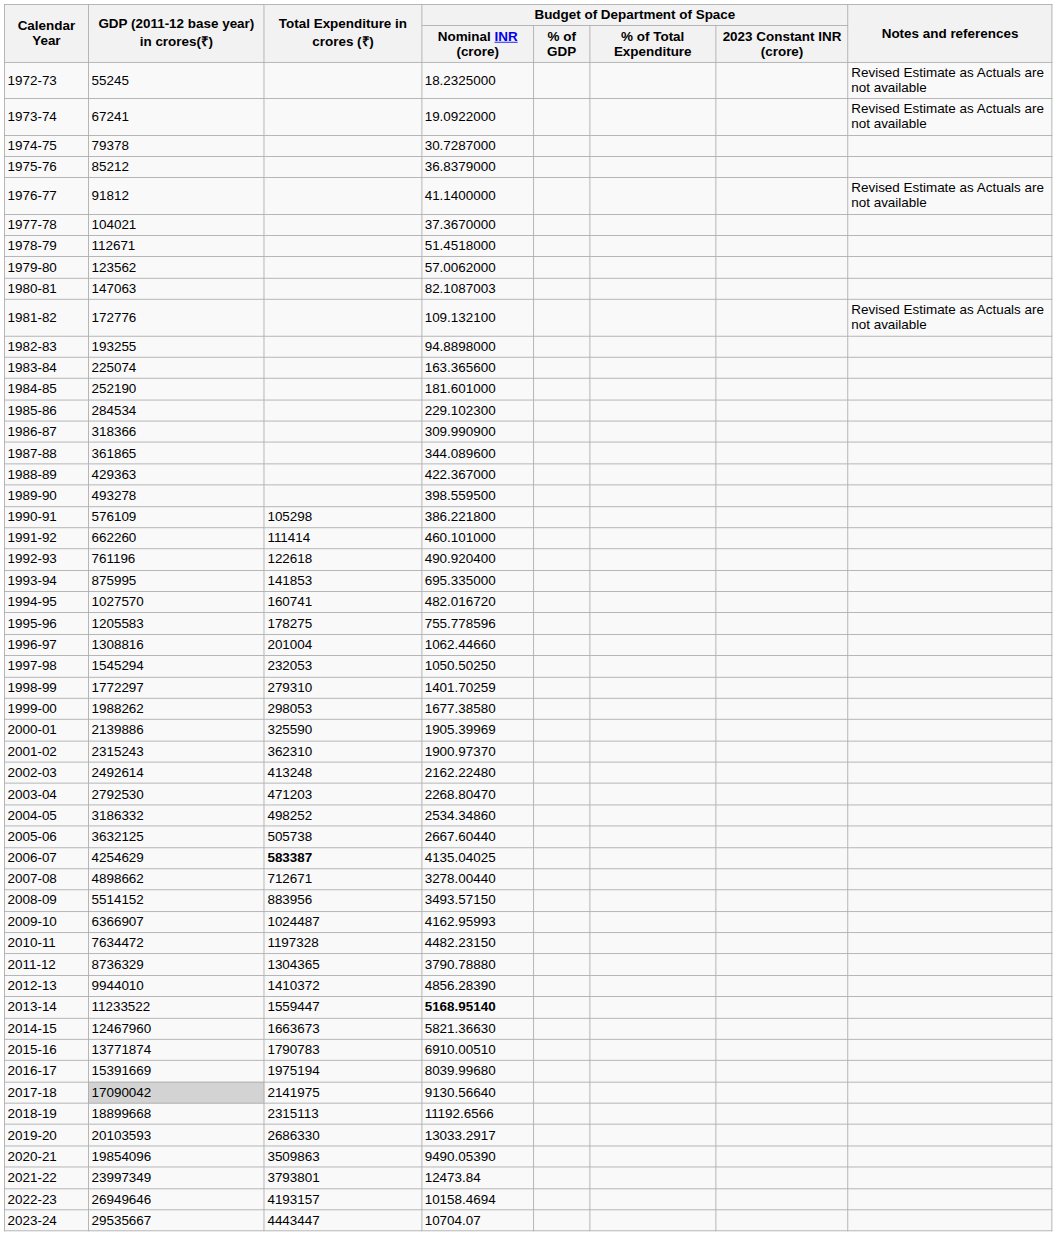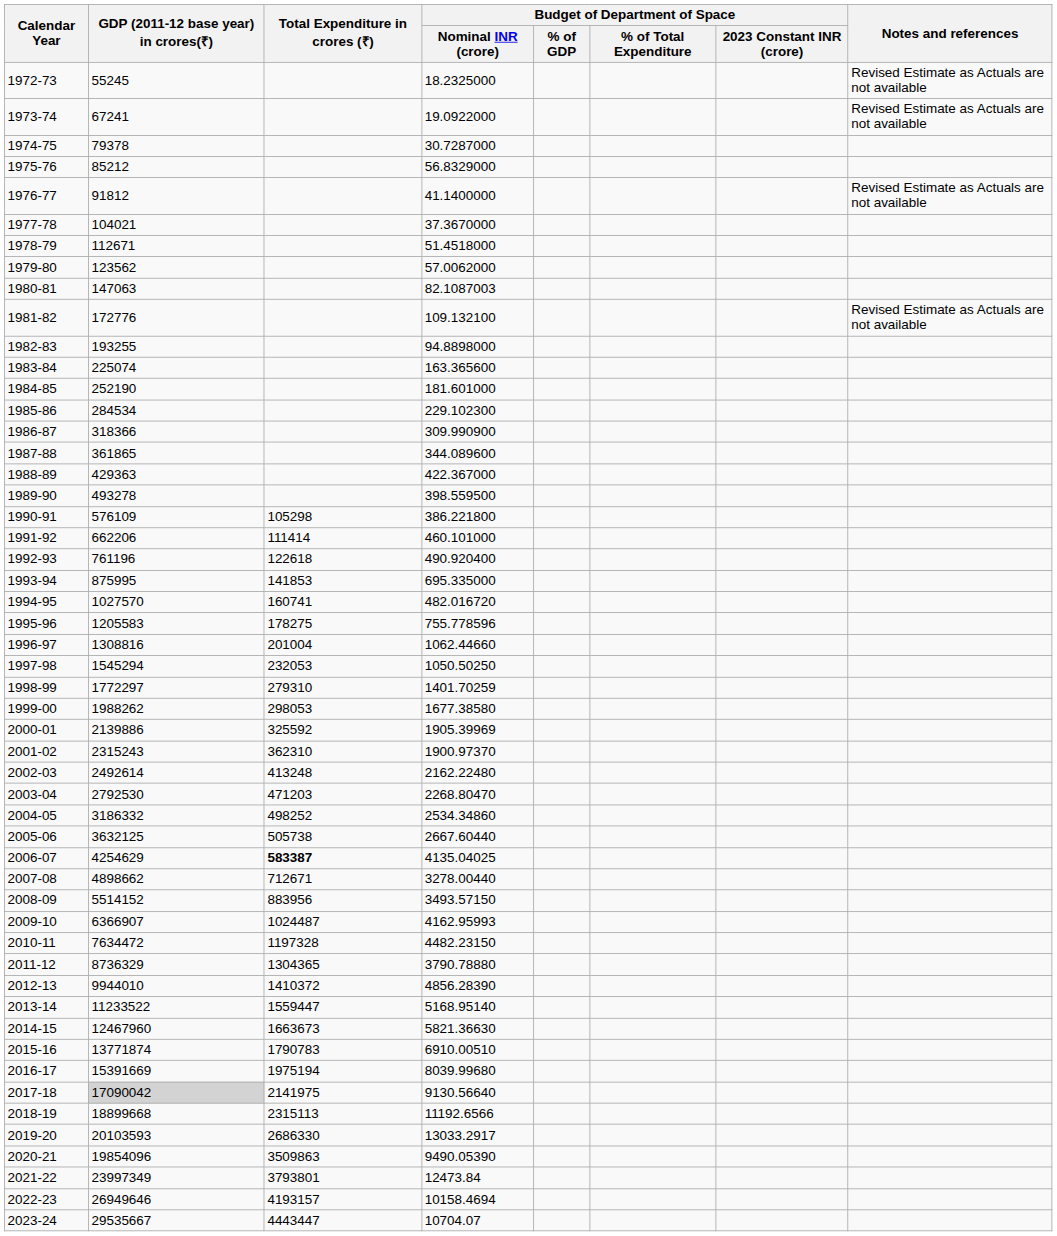(460, 167) 36.8379000 -> (460, 167) 56.8329000
(114, 538) 662260 -> (114, 538) 662206
(290, 730) 325590 -> (290, 730) 325592
(460, 1007) bold -> (460, 1007) normal
